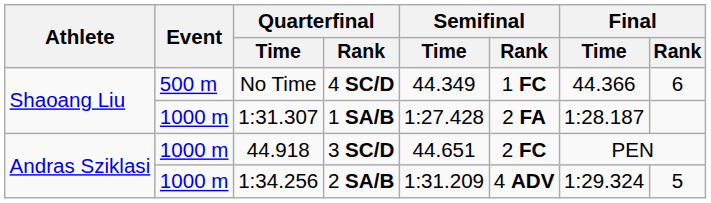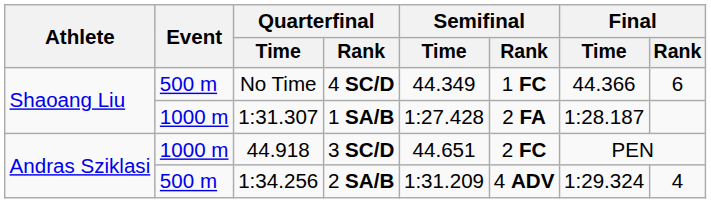(194, 182) 1000 m -> (188, 182) 500 m
(677, 182) 5 -> (677, 182) 4
